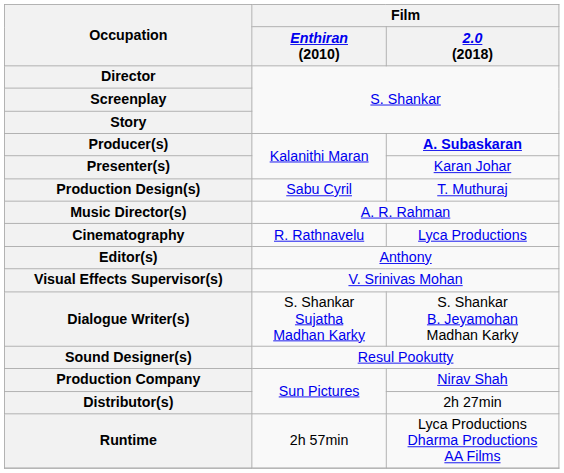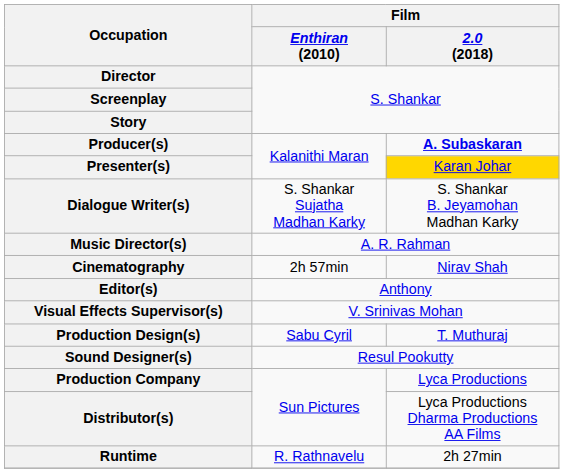(472, 167) no background -> (472, 167) gold background
rows swapped: (128, 318) <-> (128, 189)
(319, 235) R. Rathnavelu -> (319, 267) 2h 57min
(472, 235) Lyca Productions -> (472, 267) Nirav Shah
(472, 380) Nirav Shah -> (472, 380) Lyca Productions
(472, 402) 2h 27min -> (472, 418) Lyca Productions Dharma Productions AA Films
(319, 441) 2h 57min -> (319, 457) R. Rathnavelu
(472, 441) Lyca Productions Dharma Productions AA Films -> (472, 457) 2h 27min
